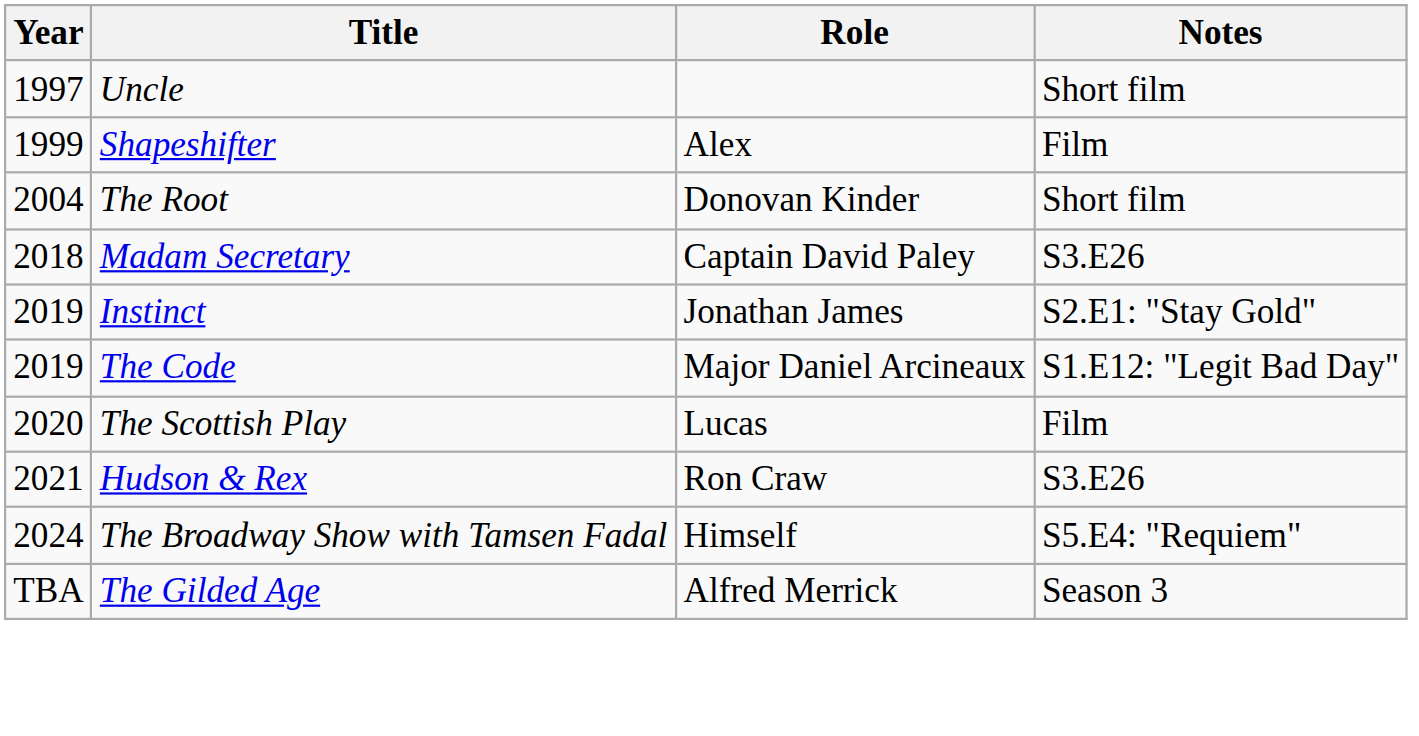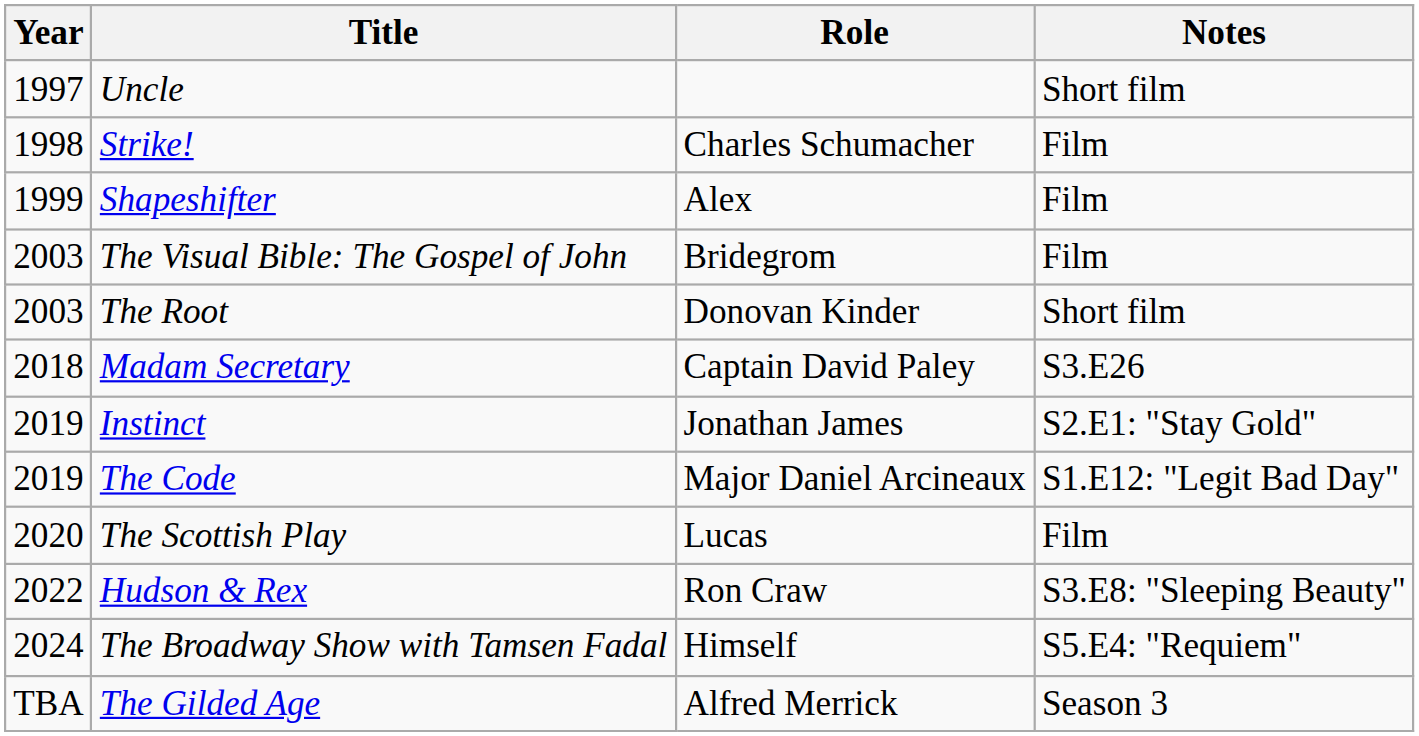+ row: (147, 144)
+ row: (363, 255)
(48, 199) 2004 -> (48, 311) 2003
(48, 479) 2021 -> (48, 590) 2022
(1093, 479) S3.E26 -> (1224, 590) S3.E8: "Sleeping Beauty"
